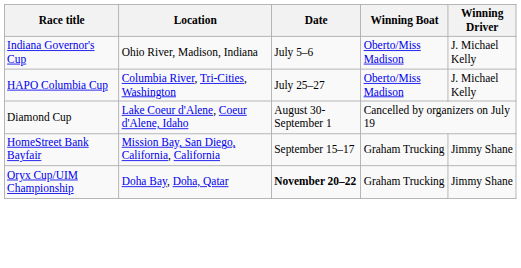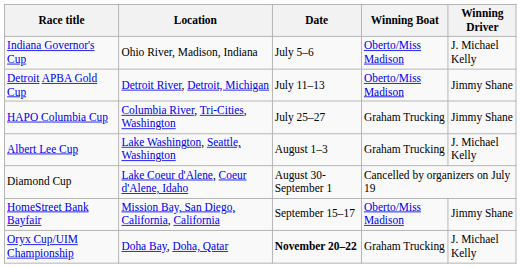+ row: (52, 84)
(392, 84) Oberto/Miss Madison -> (404, 117) Graham Trucking
(475, 84) J. Michael Kelly -> (482, 117) Jimmy Shane
+ row: (43, 149)
(404, 149) Graham Trucking -> (392, 213) Oberto/Miss Madison
(482, 181) Jimmy Shane -> (475, 246) J. Michael Kelly
